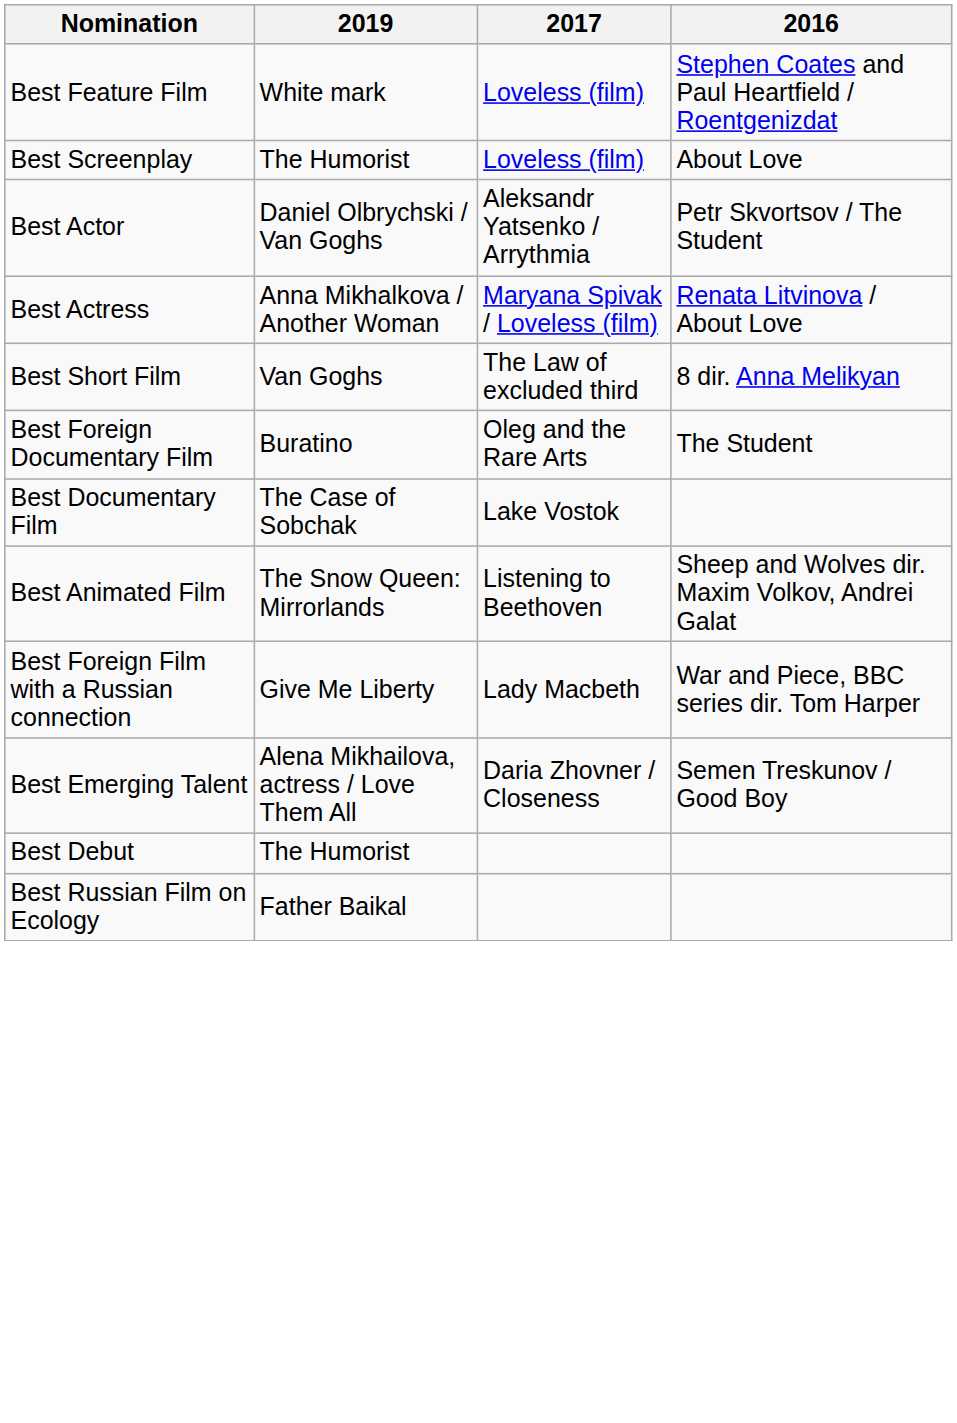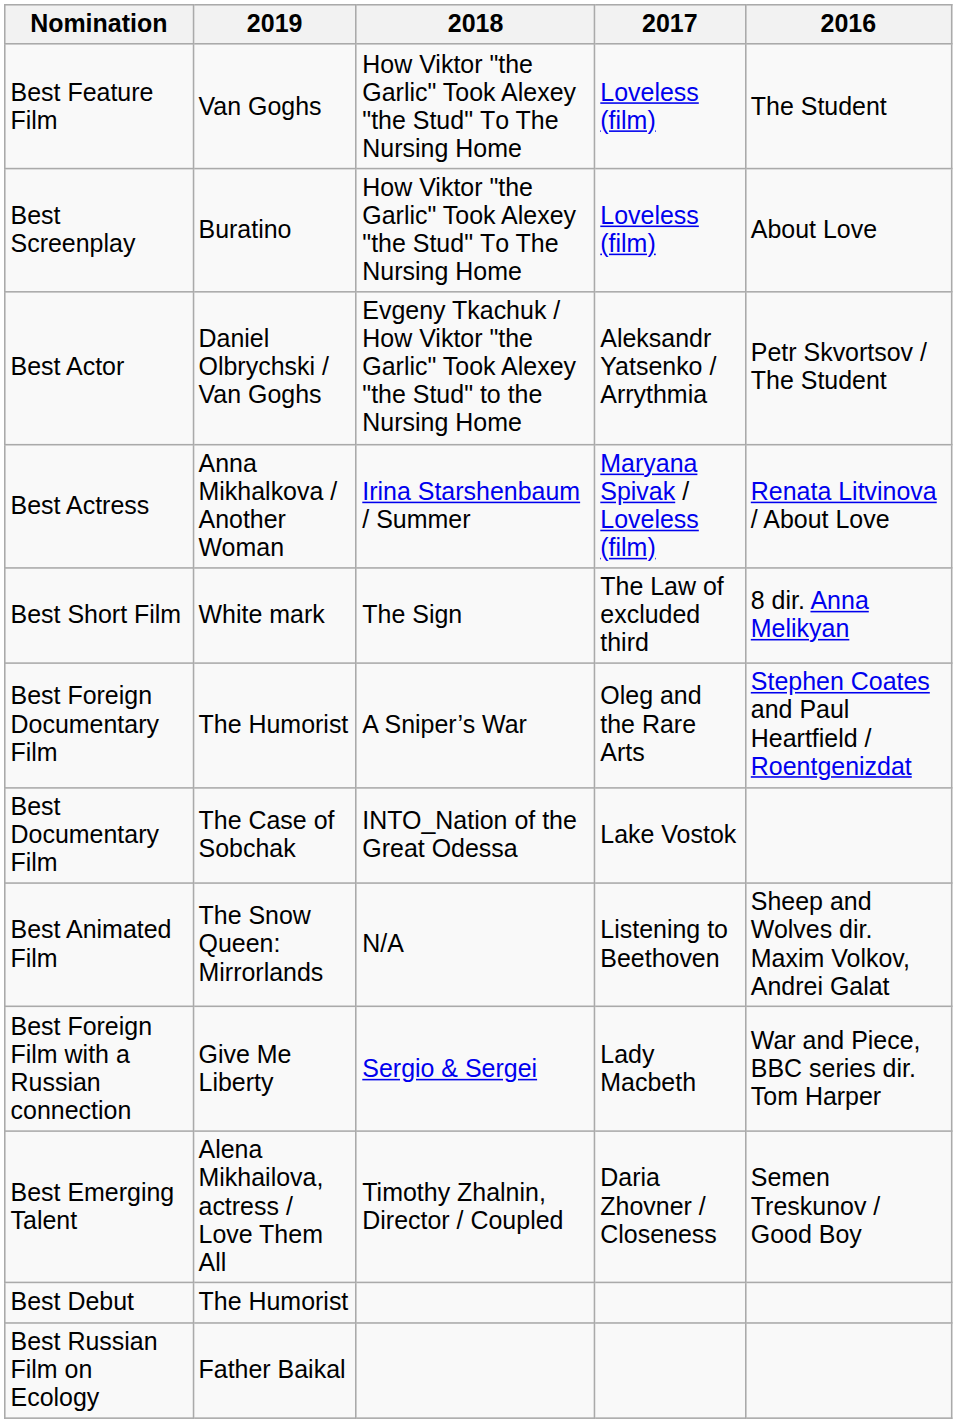+ column: (476, 24)
(323, 91) White mark -> (260, 105) Van Goghs
(790, 91) Stephen Coates and Paul Heartfield / Roentgenizdat -> (819, 105) The Student
(334, 159) The Humorist -> (245, 229) Buratino
(321, 376) Van Goghs -> (262, 615) White mark
(306, 444) Buratino -> (273, 725) The Humorist
(744, 444) The Student -> (840, 725) Stephen Coates and Paul Heartfield / Roentgenizdat
